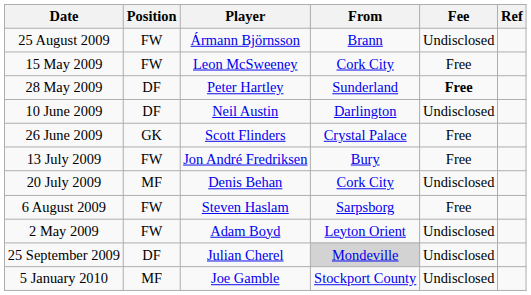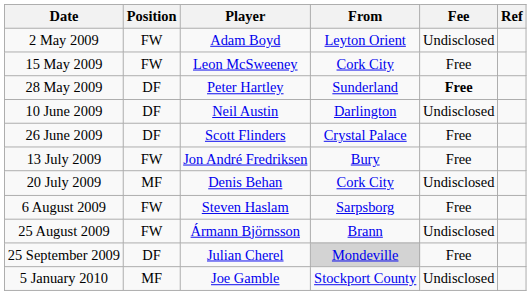rows swapped: (64, 230) <-> (64, 40)
(152, 135) GK -> (152, 135) DF
(459, 254) Undisclosed -> (459, 254) Free
